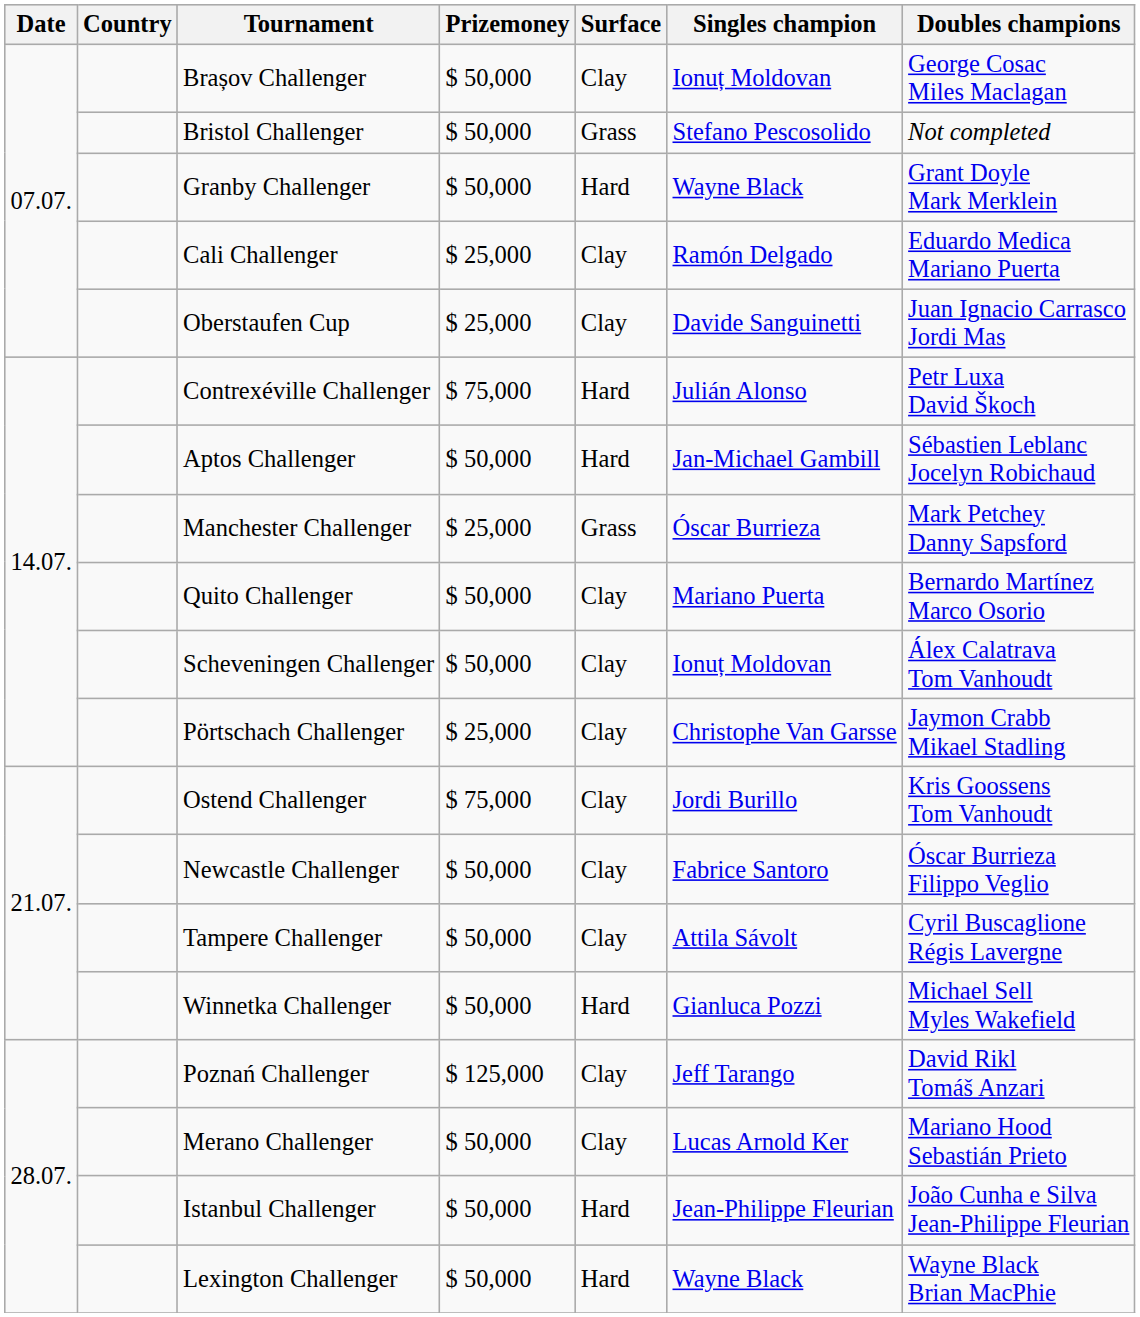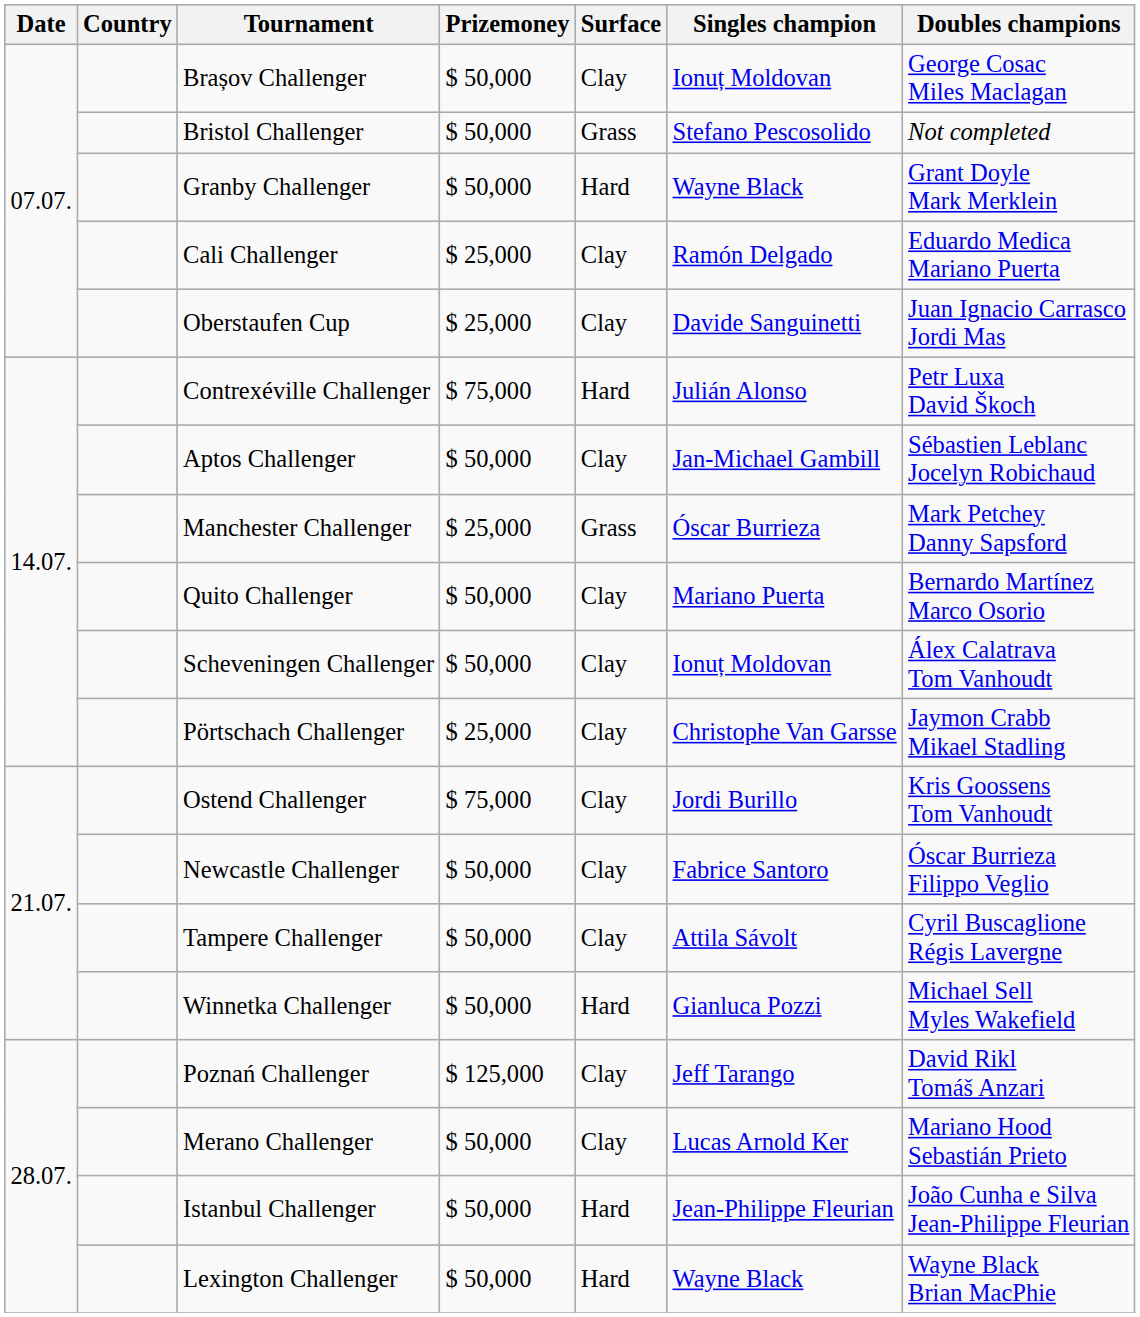(605, 458) Hard -> (604, 458) Clay
